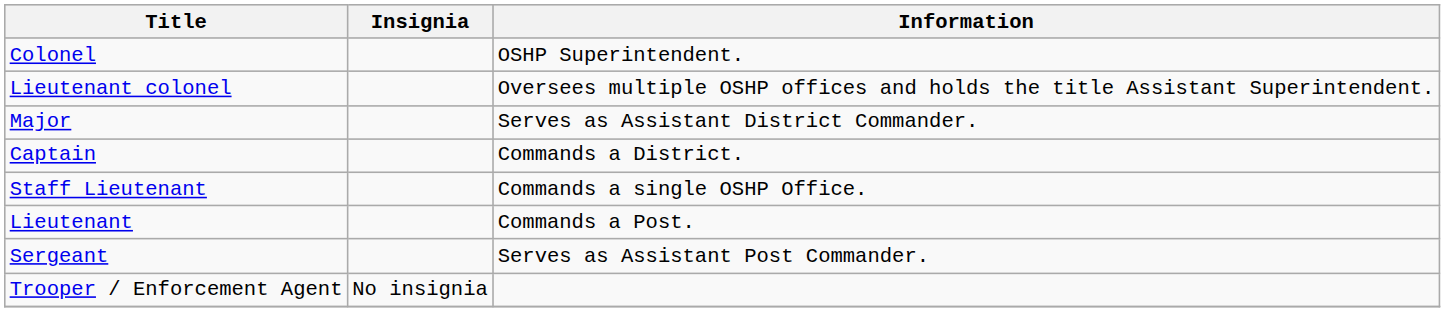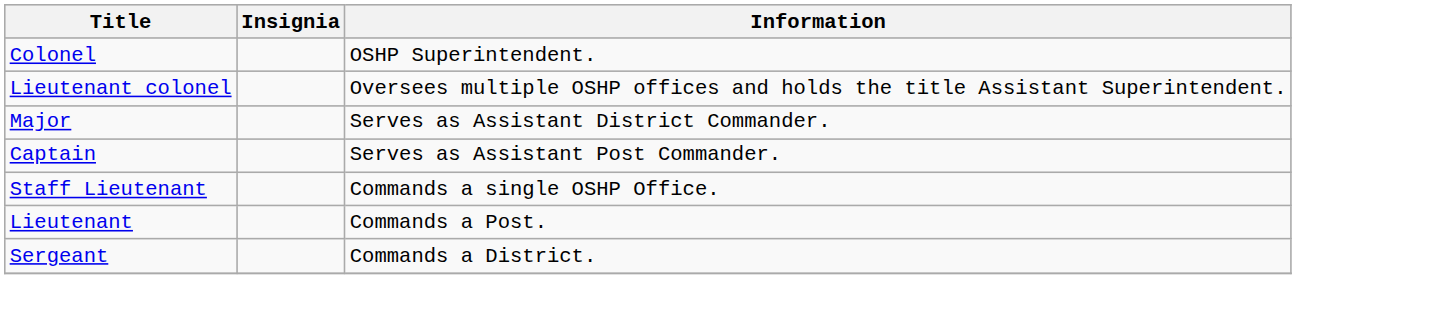(621, 155) Commands a District. -> (565, 155) Serves as Assistant Post Commander.
(713, 256) Serves as Assistant Post Commander. -> (473, 256) Commands a District.
- row: (176, 289)
